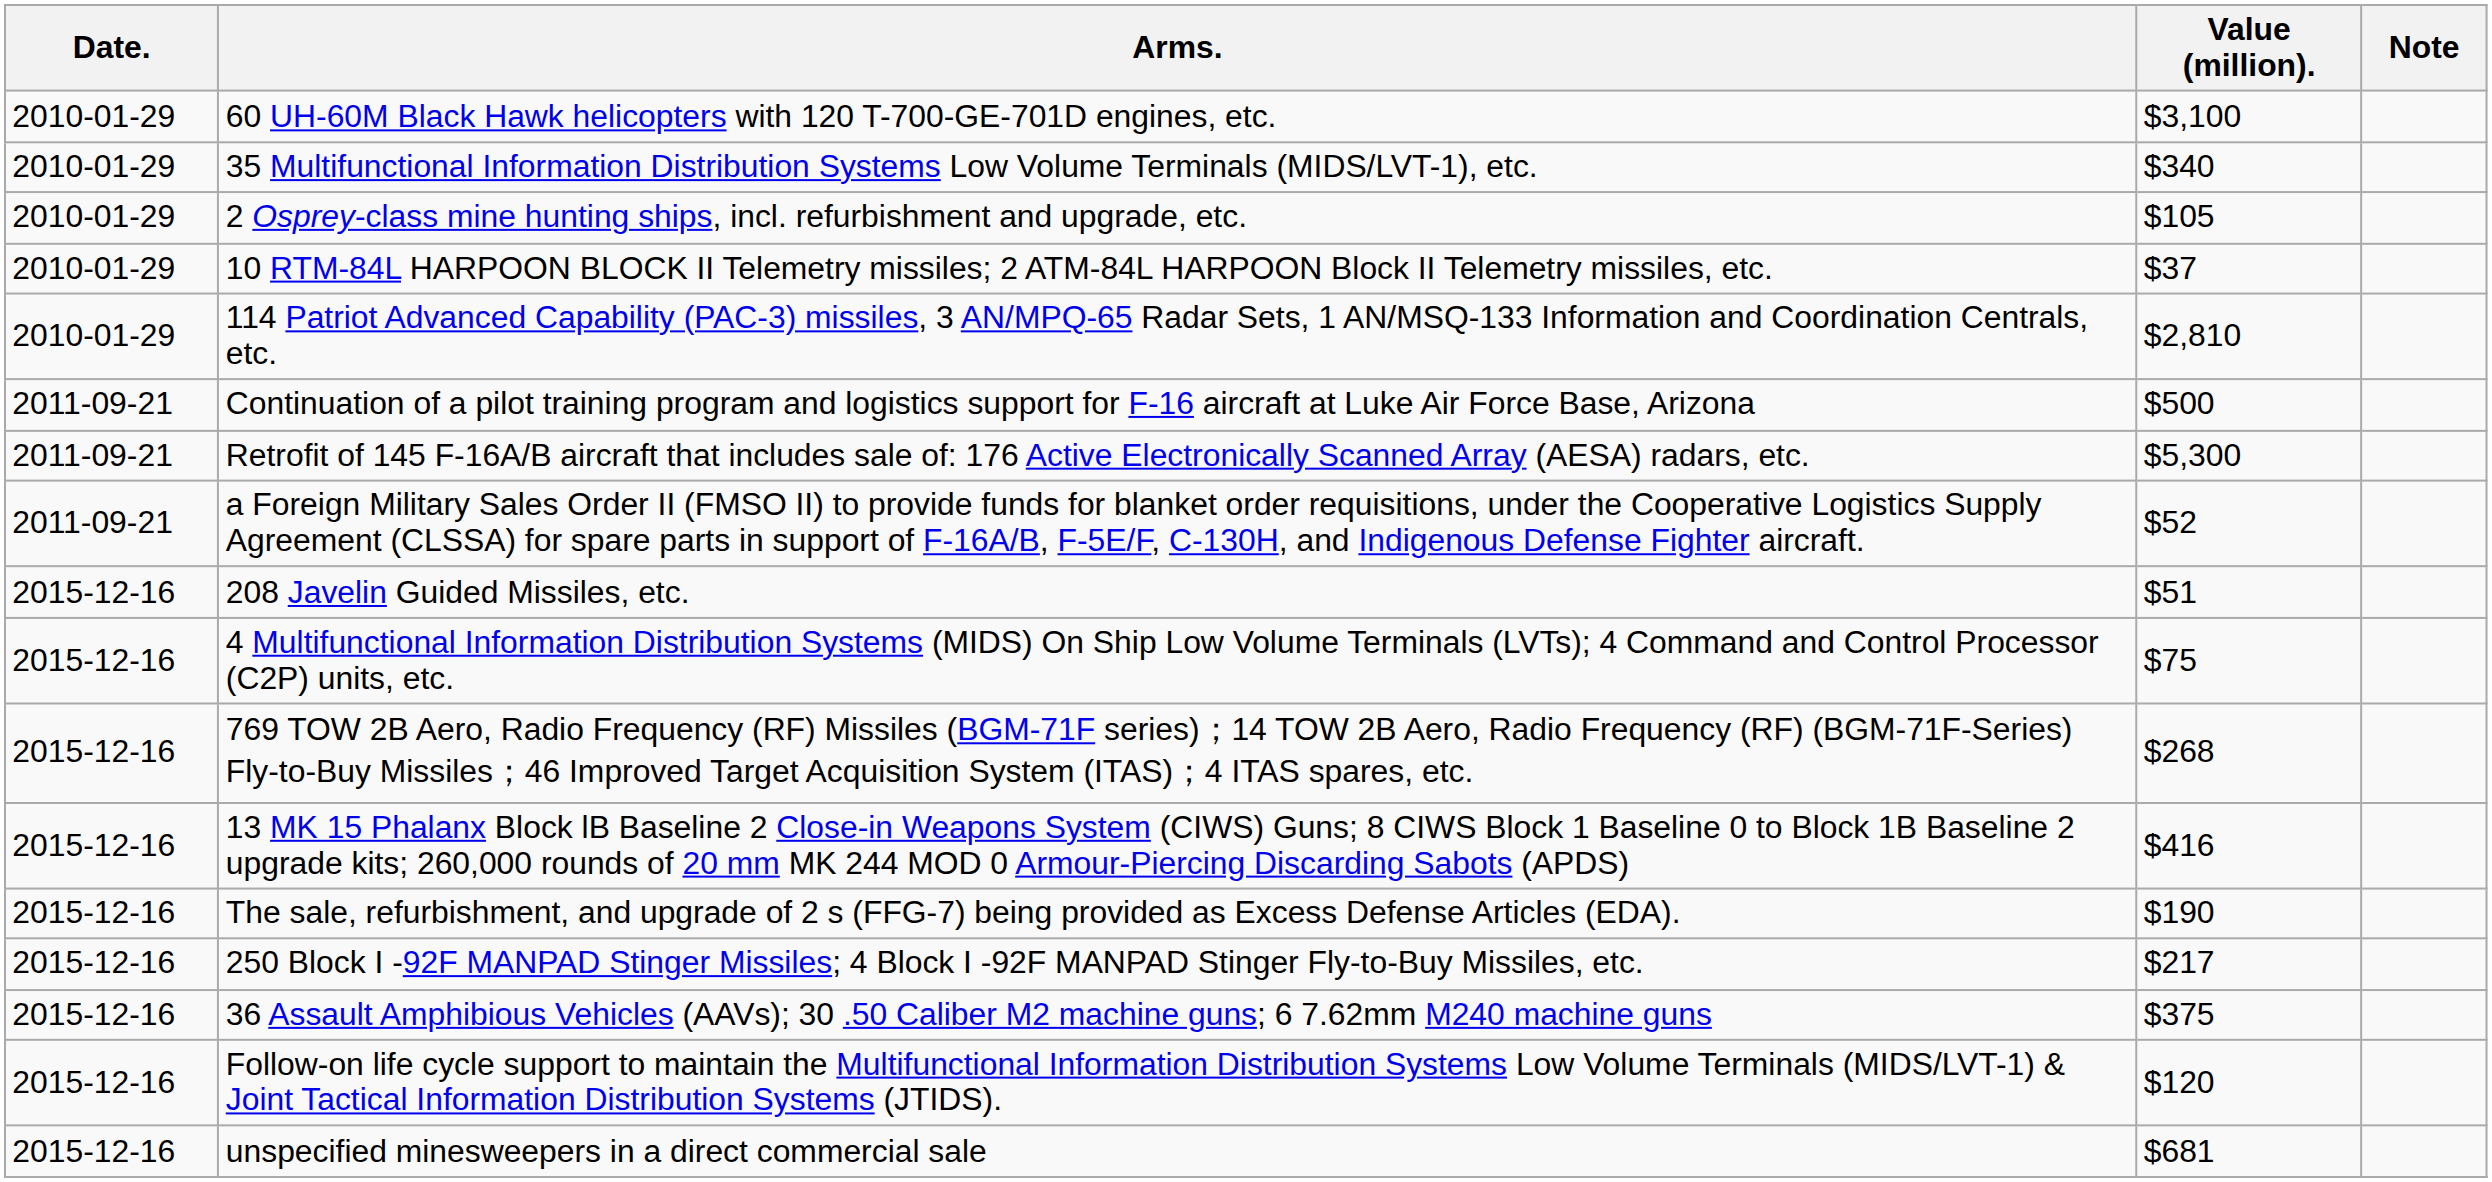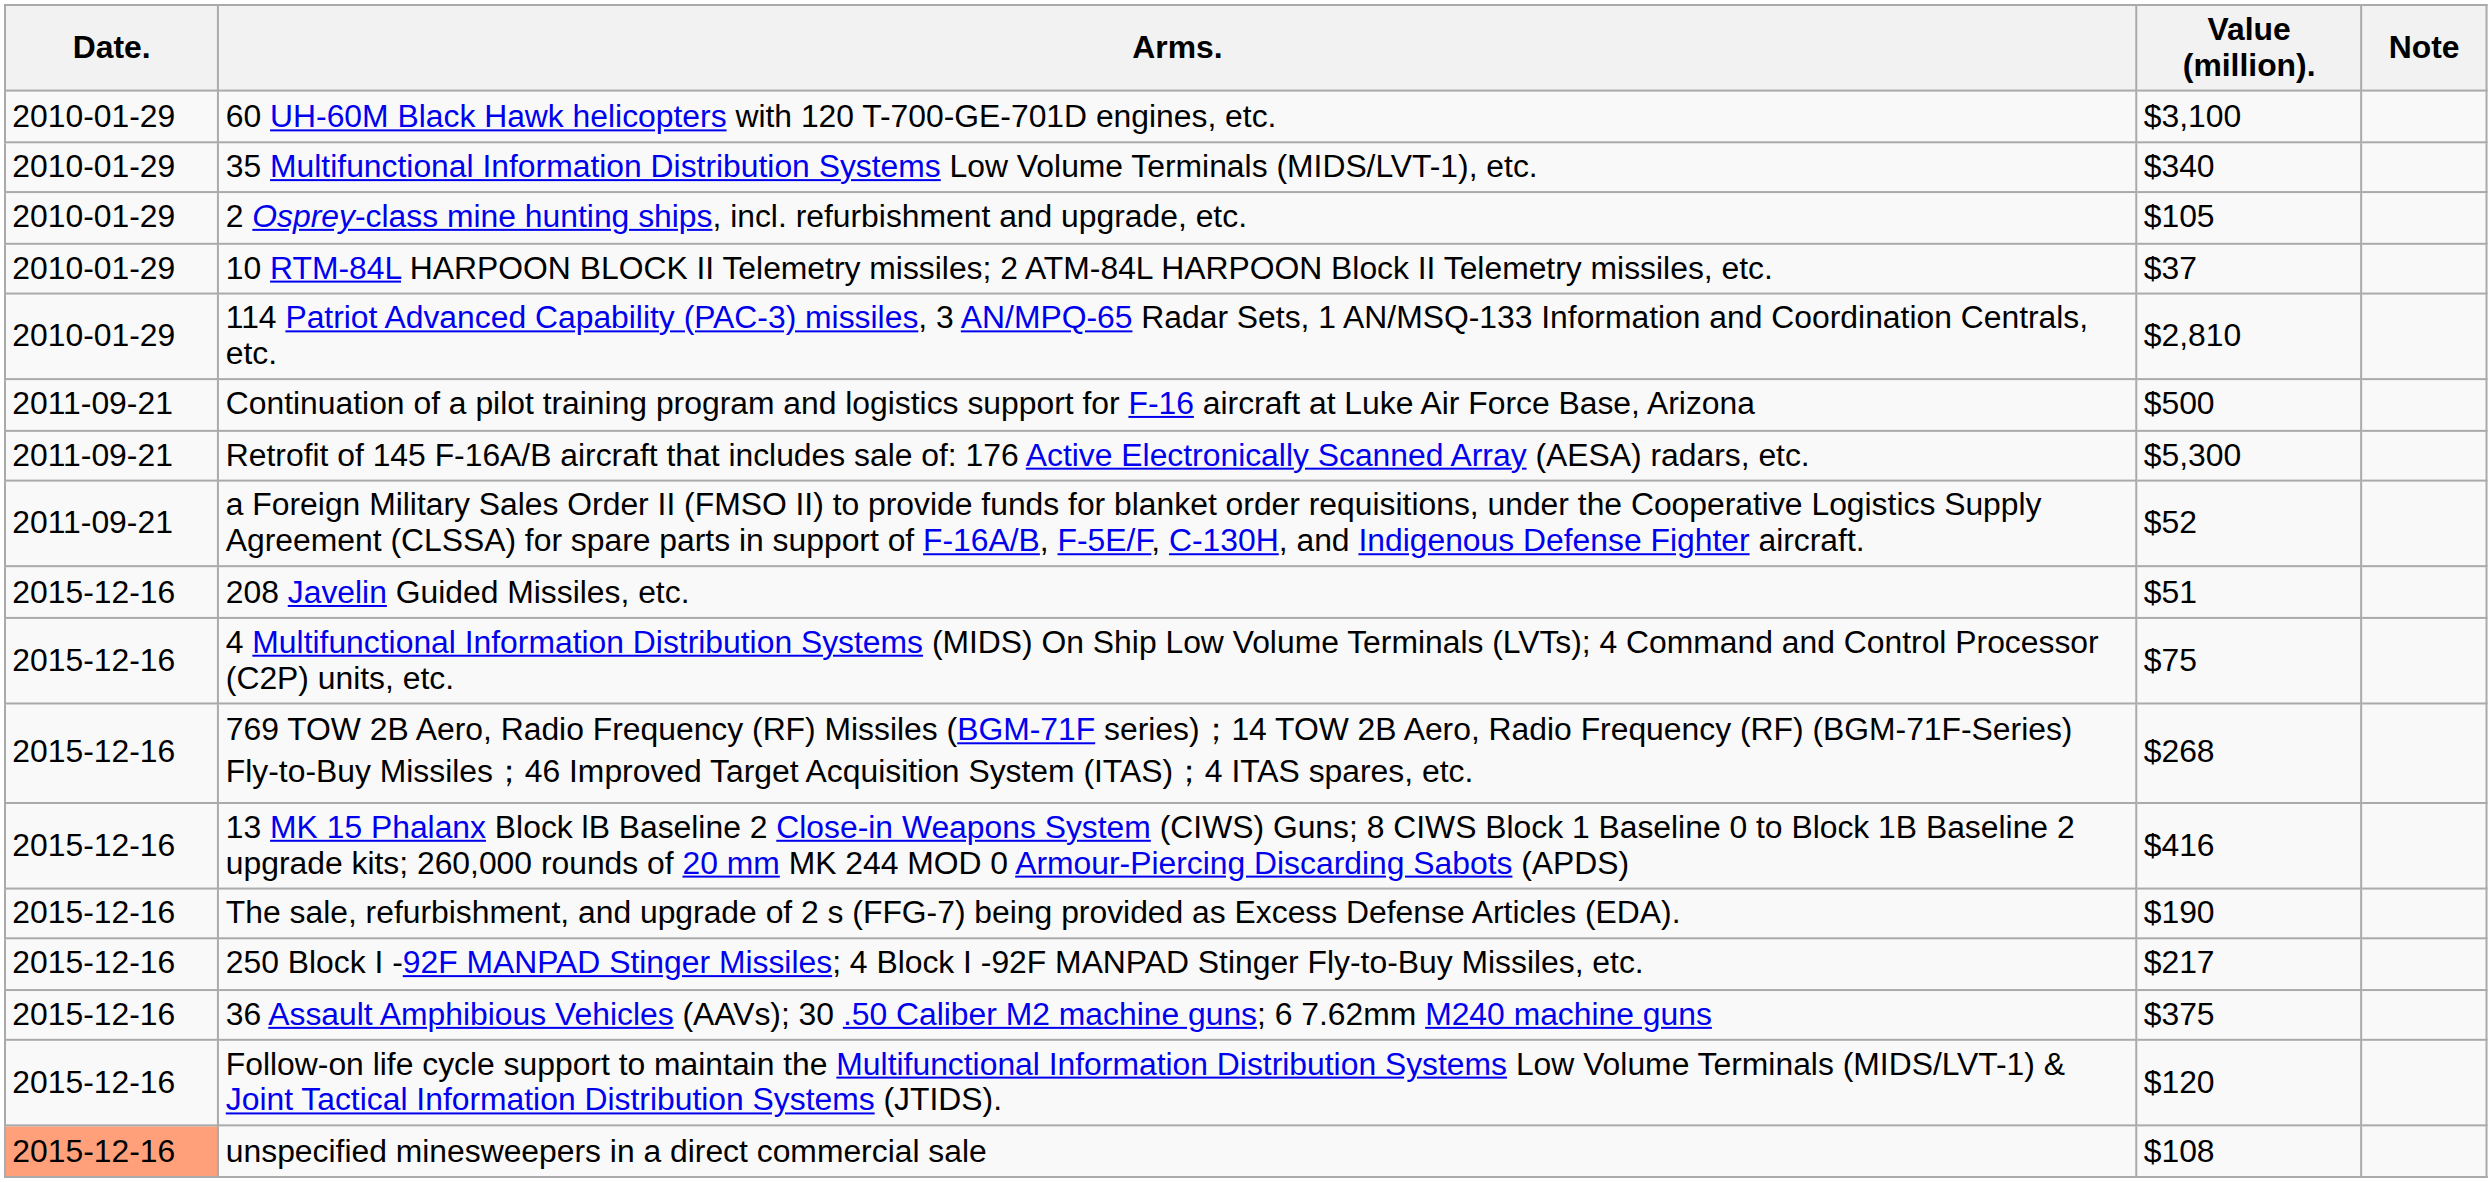(94, 1150) no background -> (94, 1150) lightsalmon background
(2179, 1150) $681 -> (2179, 1150) $108
